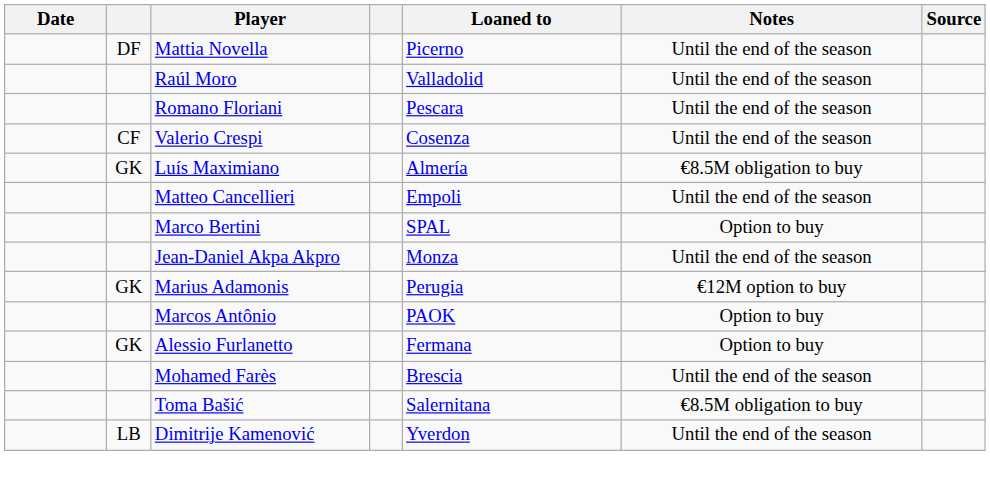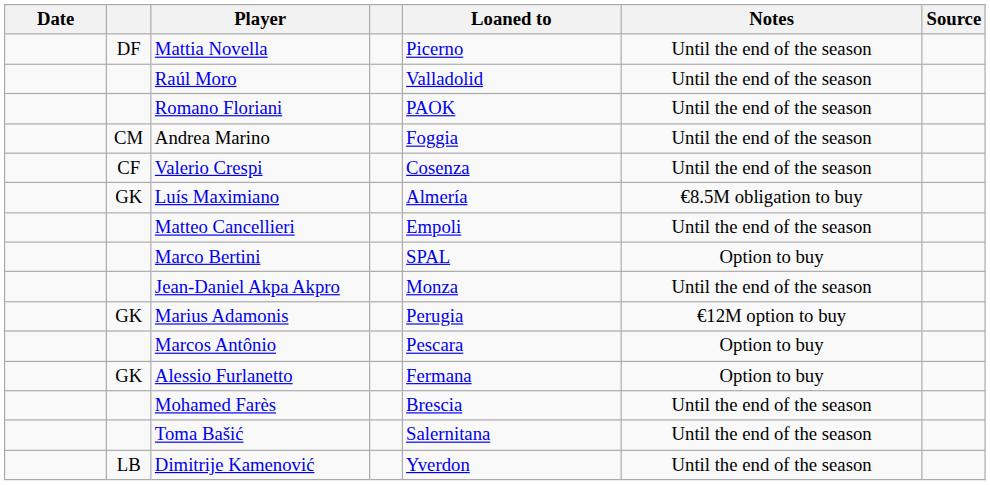(435, 108) Pescara -> (431, 108) PAOK
+ row: (212, 138)
(431, 316) PAOK -> (435, 345) Pescara
(772, 405) €8.5M obligation to buy -> (772, 434) Until the end of the season
